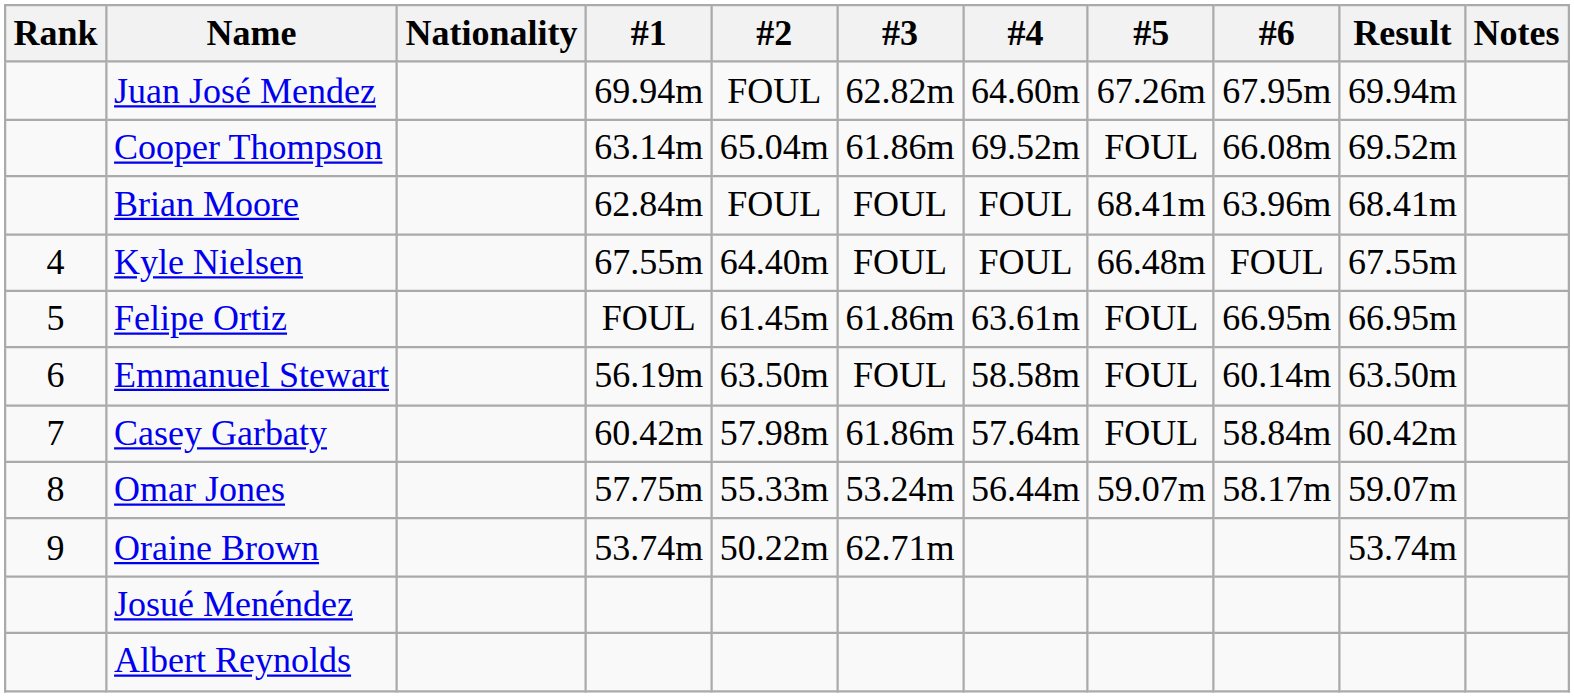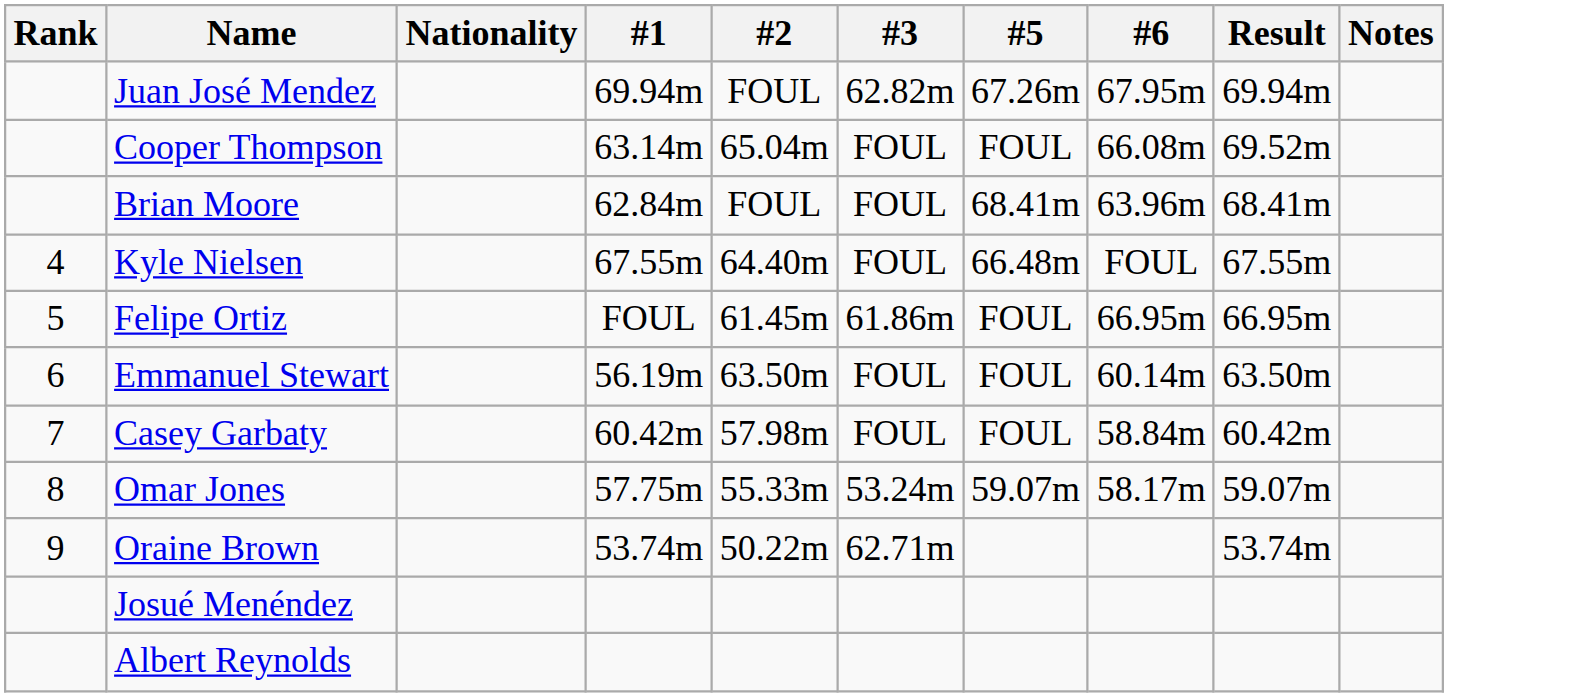- column: (1026, 33)
(900, 147) 61.86m -> (900, 147) FOUL
(900, 432) 61.86m -> (900, 432) FOUL
